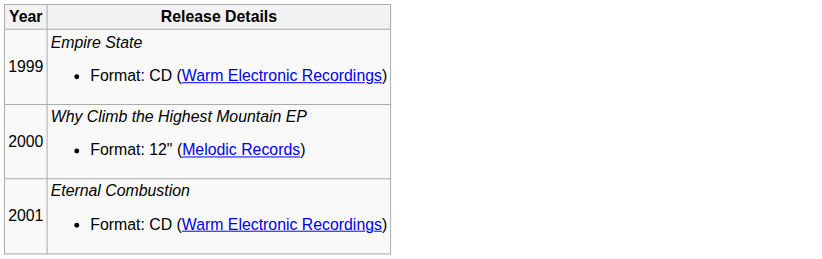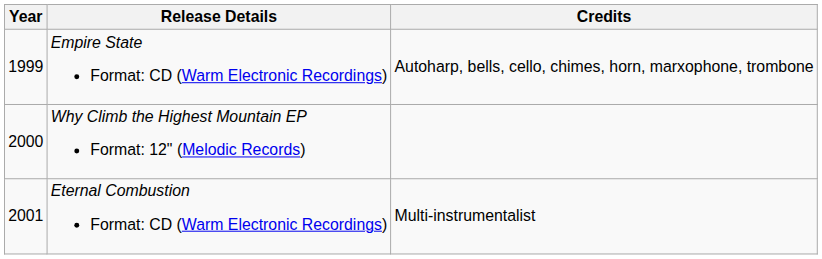+ column: (604, 17)
